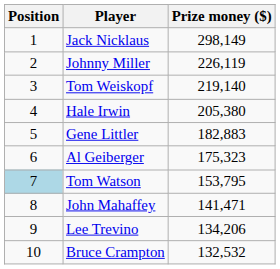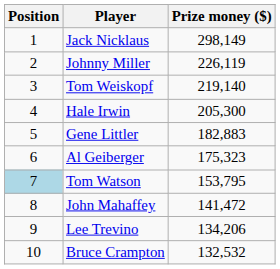(222, 110) 205,380 -> (222, 110) 205,300
(222, 205) 141,471 -> (222, 205) 141,472
